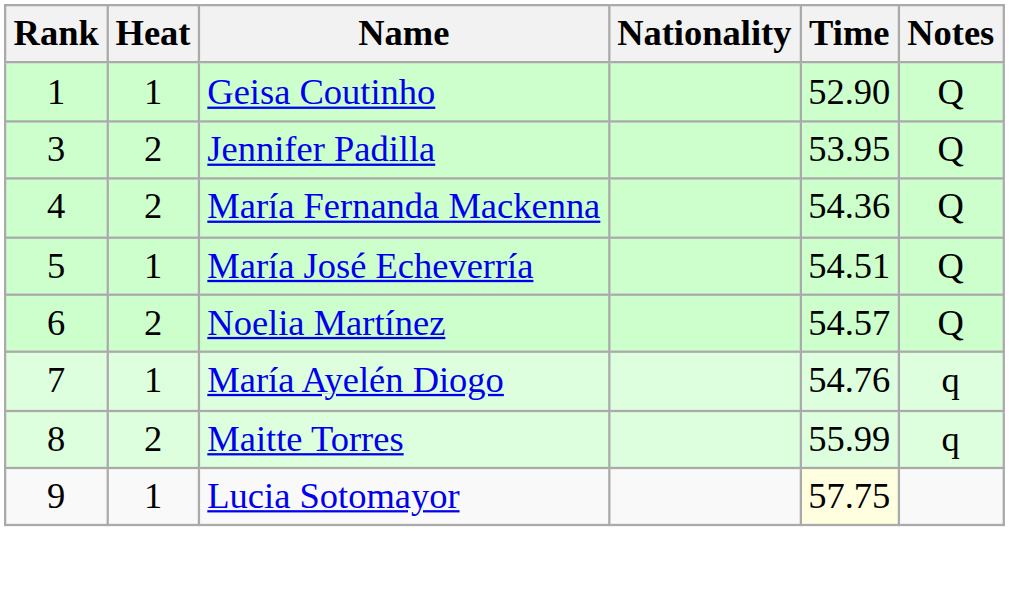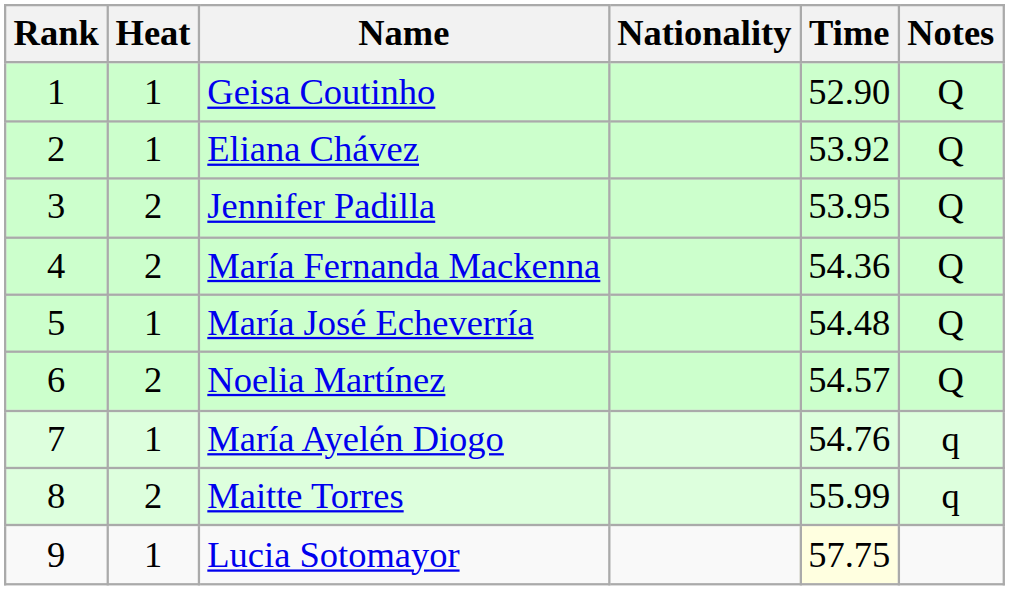+ row: (313, 149)
(849, 264) 54.51 -> (849, 322) 54.48
